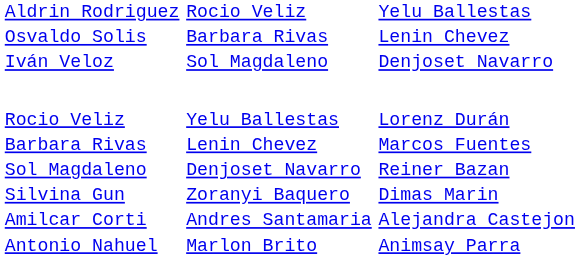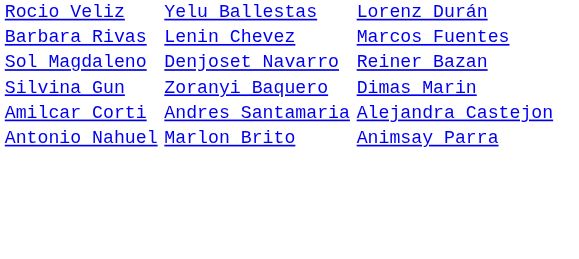- row: (92, 37)
